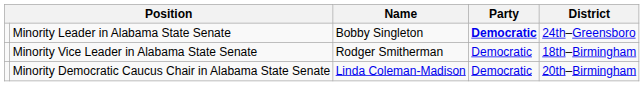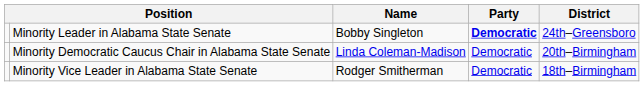rows swapped: (135, 52) <-> (171, 71)
